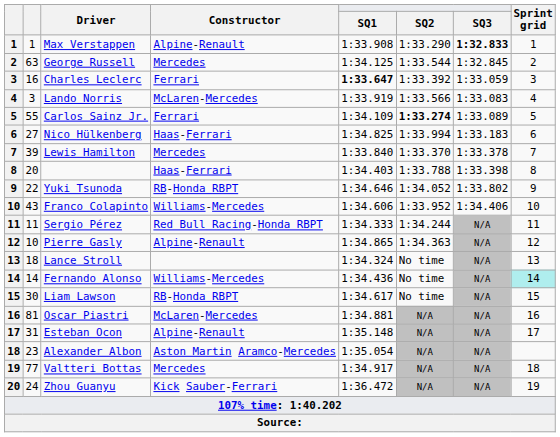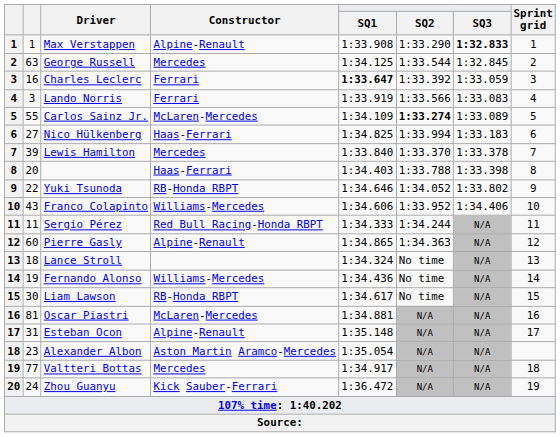(206, 98) McLaren-Mercedes -> (176, 98) Ferrari
(176, 116) Ferrari -> (206, 116) McLaren-Mercedes
(32, 243) 10 -> (32, 243) 60
(32, 279) 14 -> (32, 279) 19
(533, 279) paleturquoise background -> (533, 279) no background
